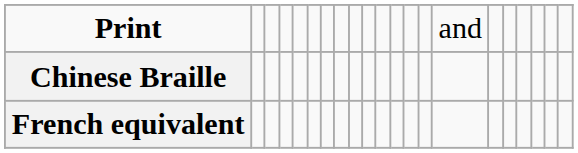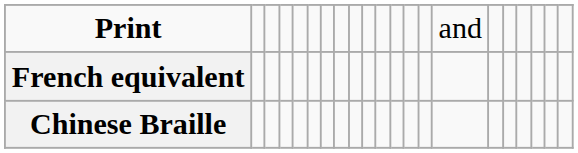rows swapped: (128, 76) <-> (128, 123)
